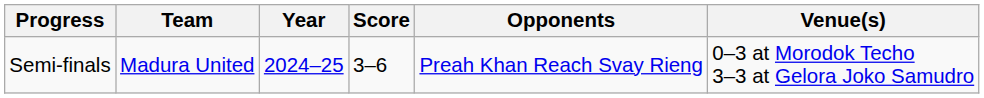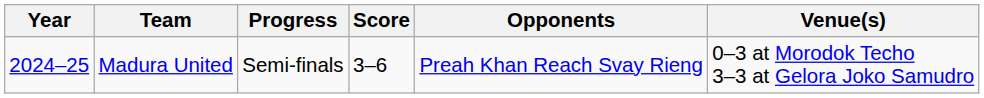columns swapped: (304, 20) <-> (60, 20)
